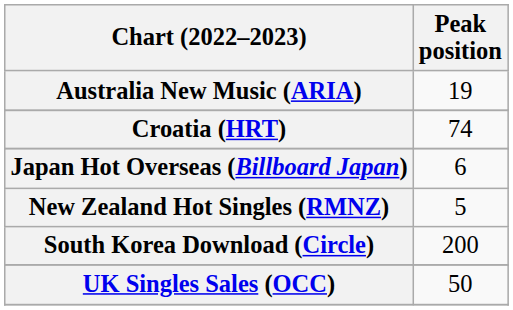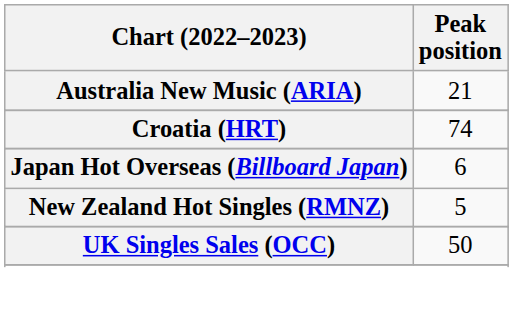(460, 90) 19 -> (460, 90) 21
- row: (209, 245)
